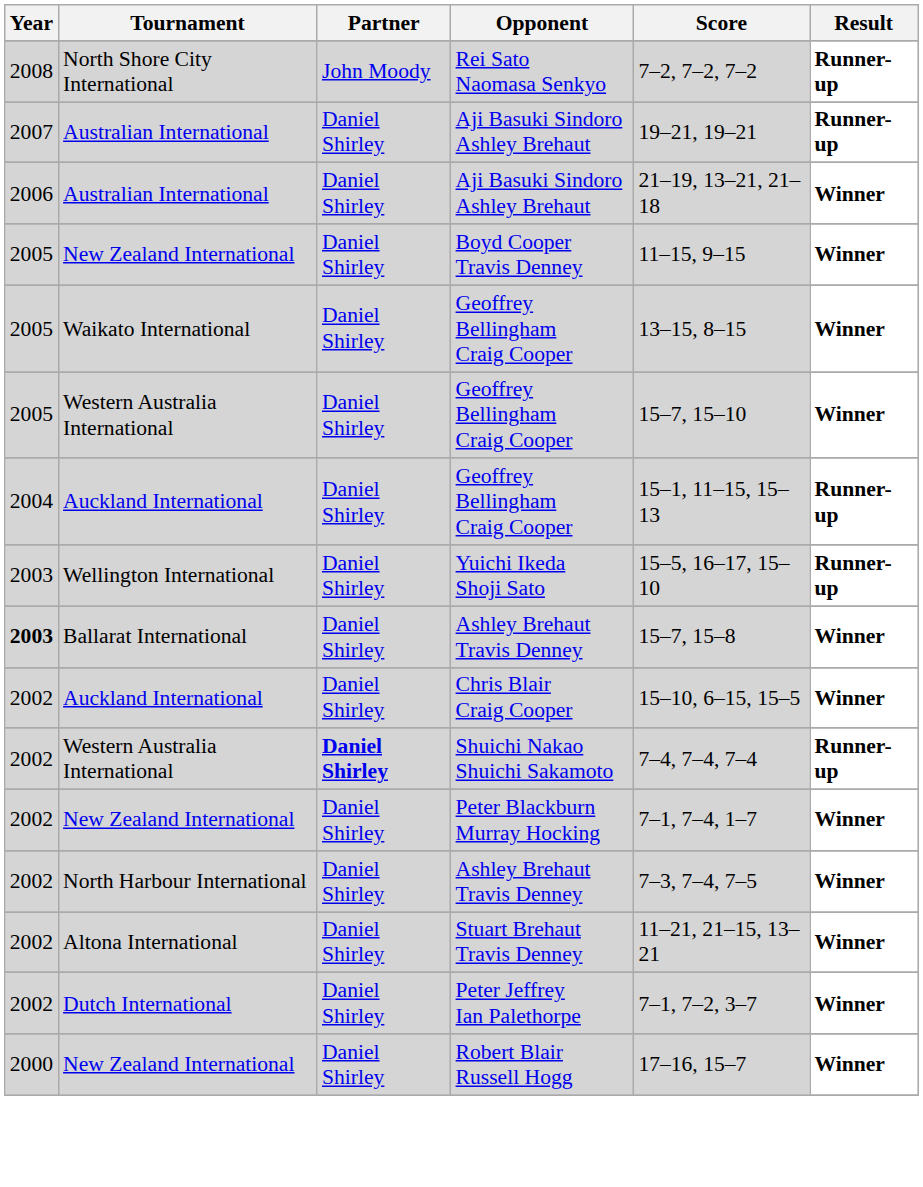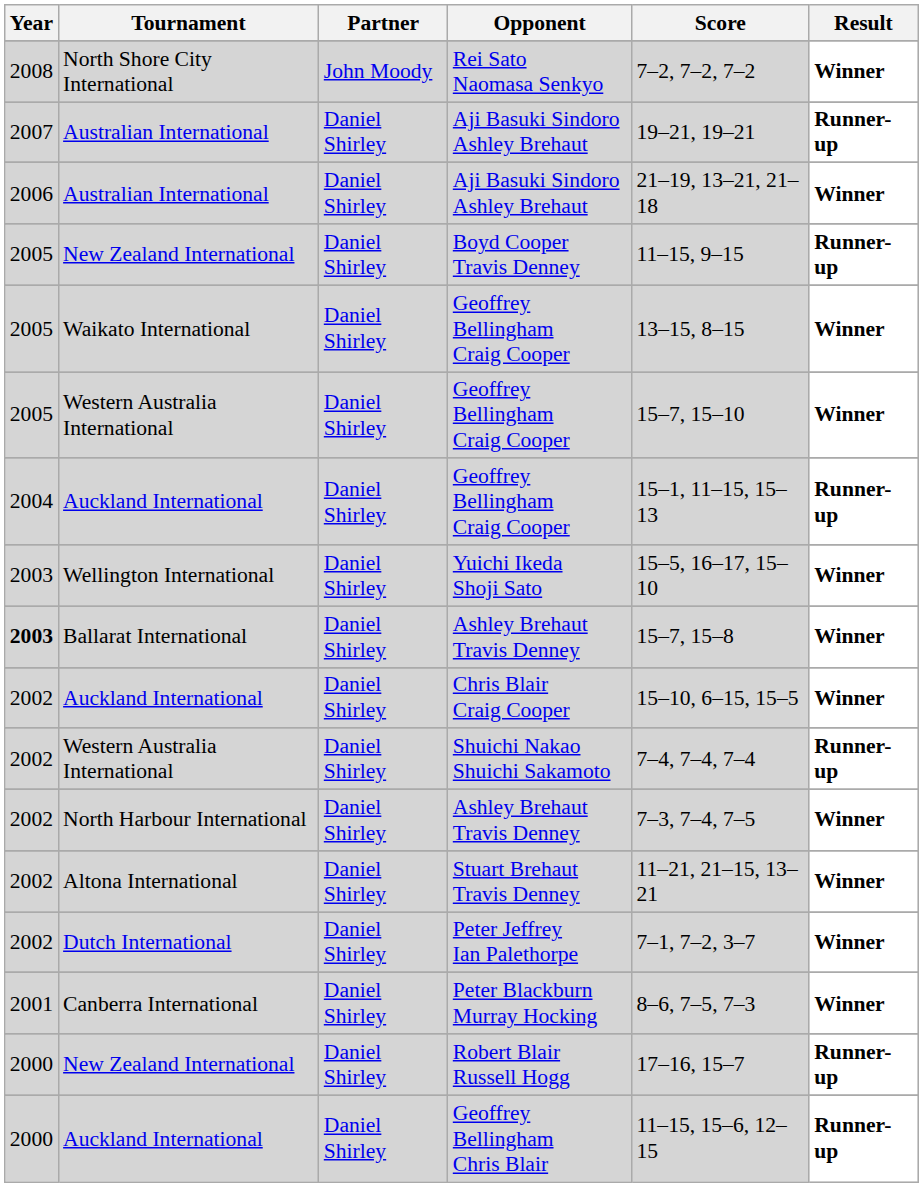(853, 71) Runner-up -> (849, 71) Winner
(850, 254) Winner -> (853, 254) Runner-up
(853, 575) Runner-up -> (849, 575) Winner
(355, 758) bold -> (355, 758) normal
- row: (179, 819)
+ row: (161, 1003)
(850, 1064) Winner -> (853, 1064) Runner-up
+ row: (163, 1138)
